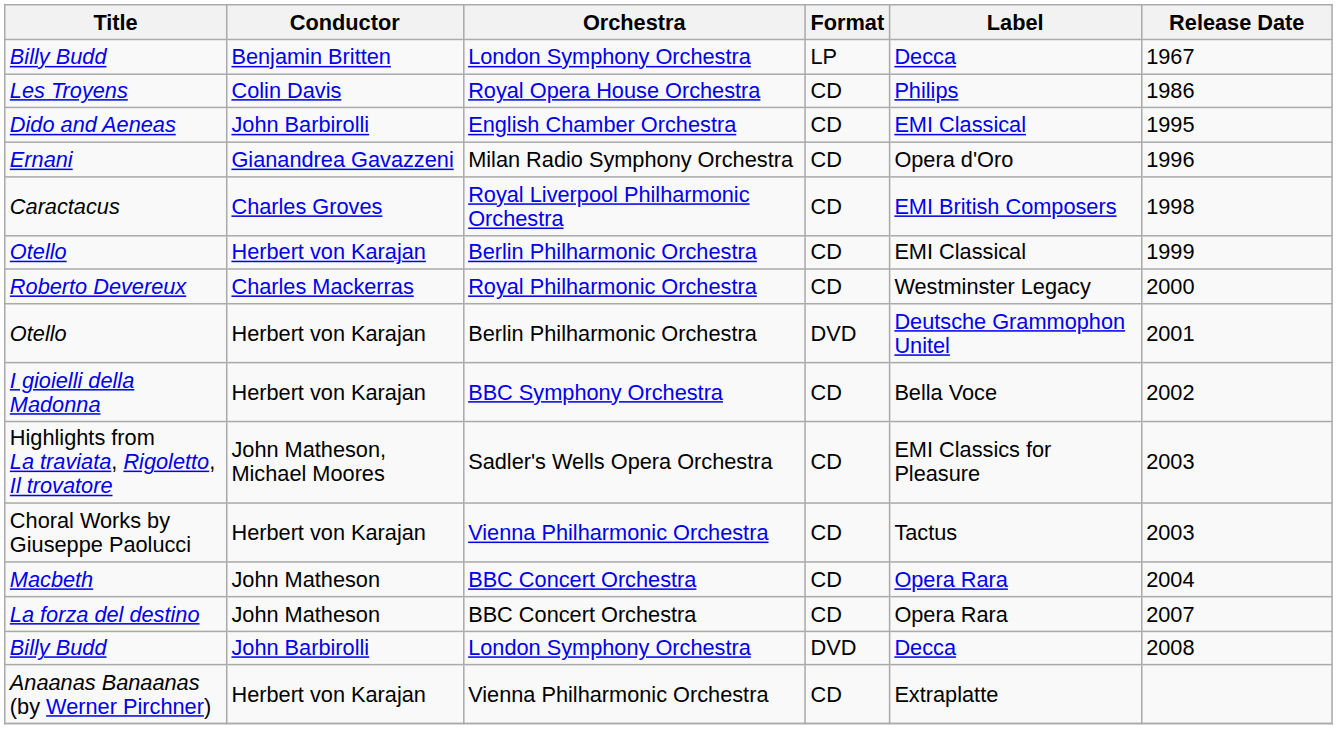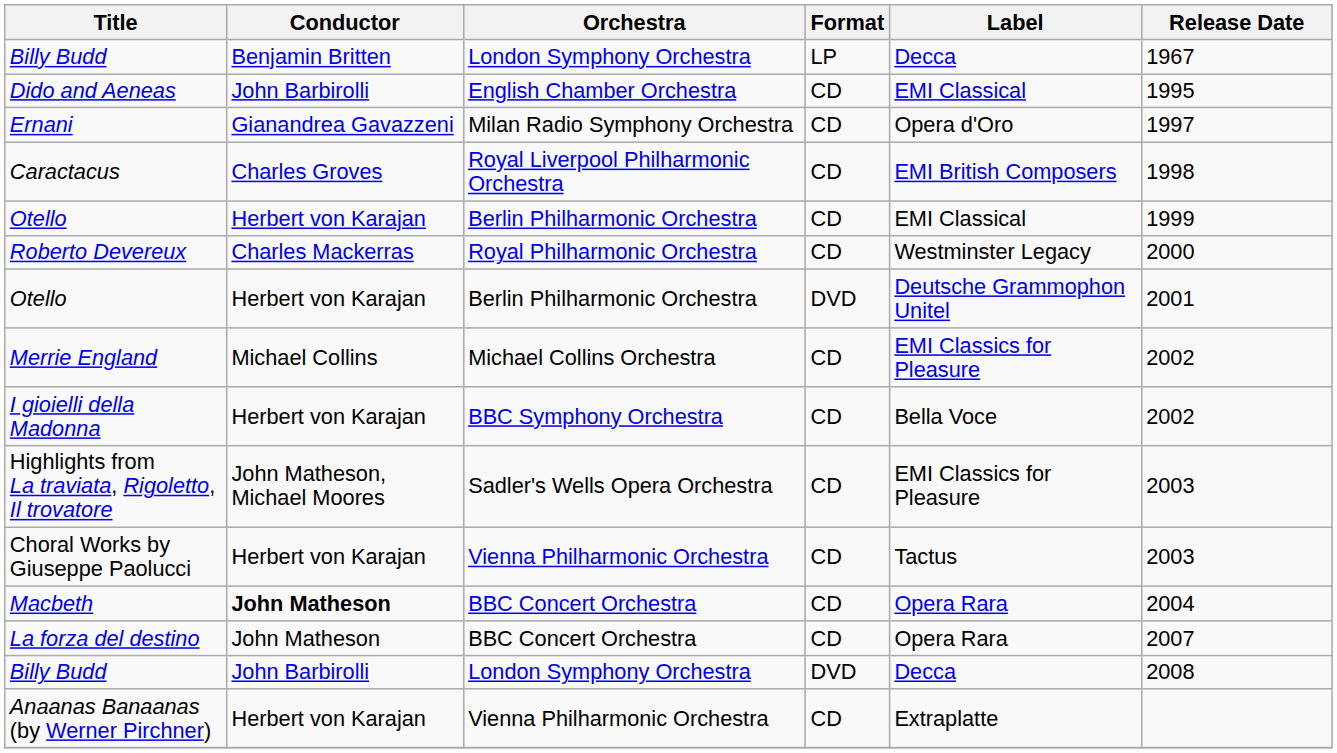- row: (69, 91)
(1170, 160) 1996 -> (1170, 125) 1997
+ row: (84, 358)
(306, 580) normal -> (311, 604) bold
